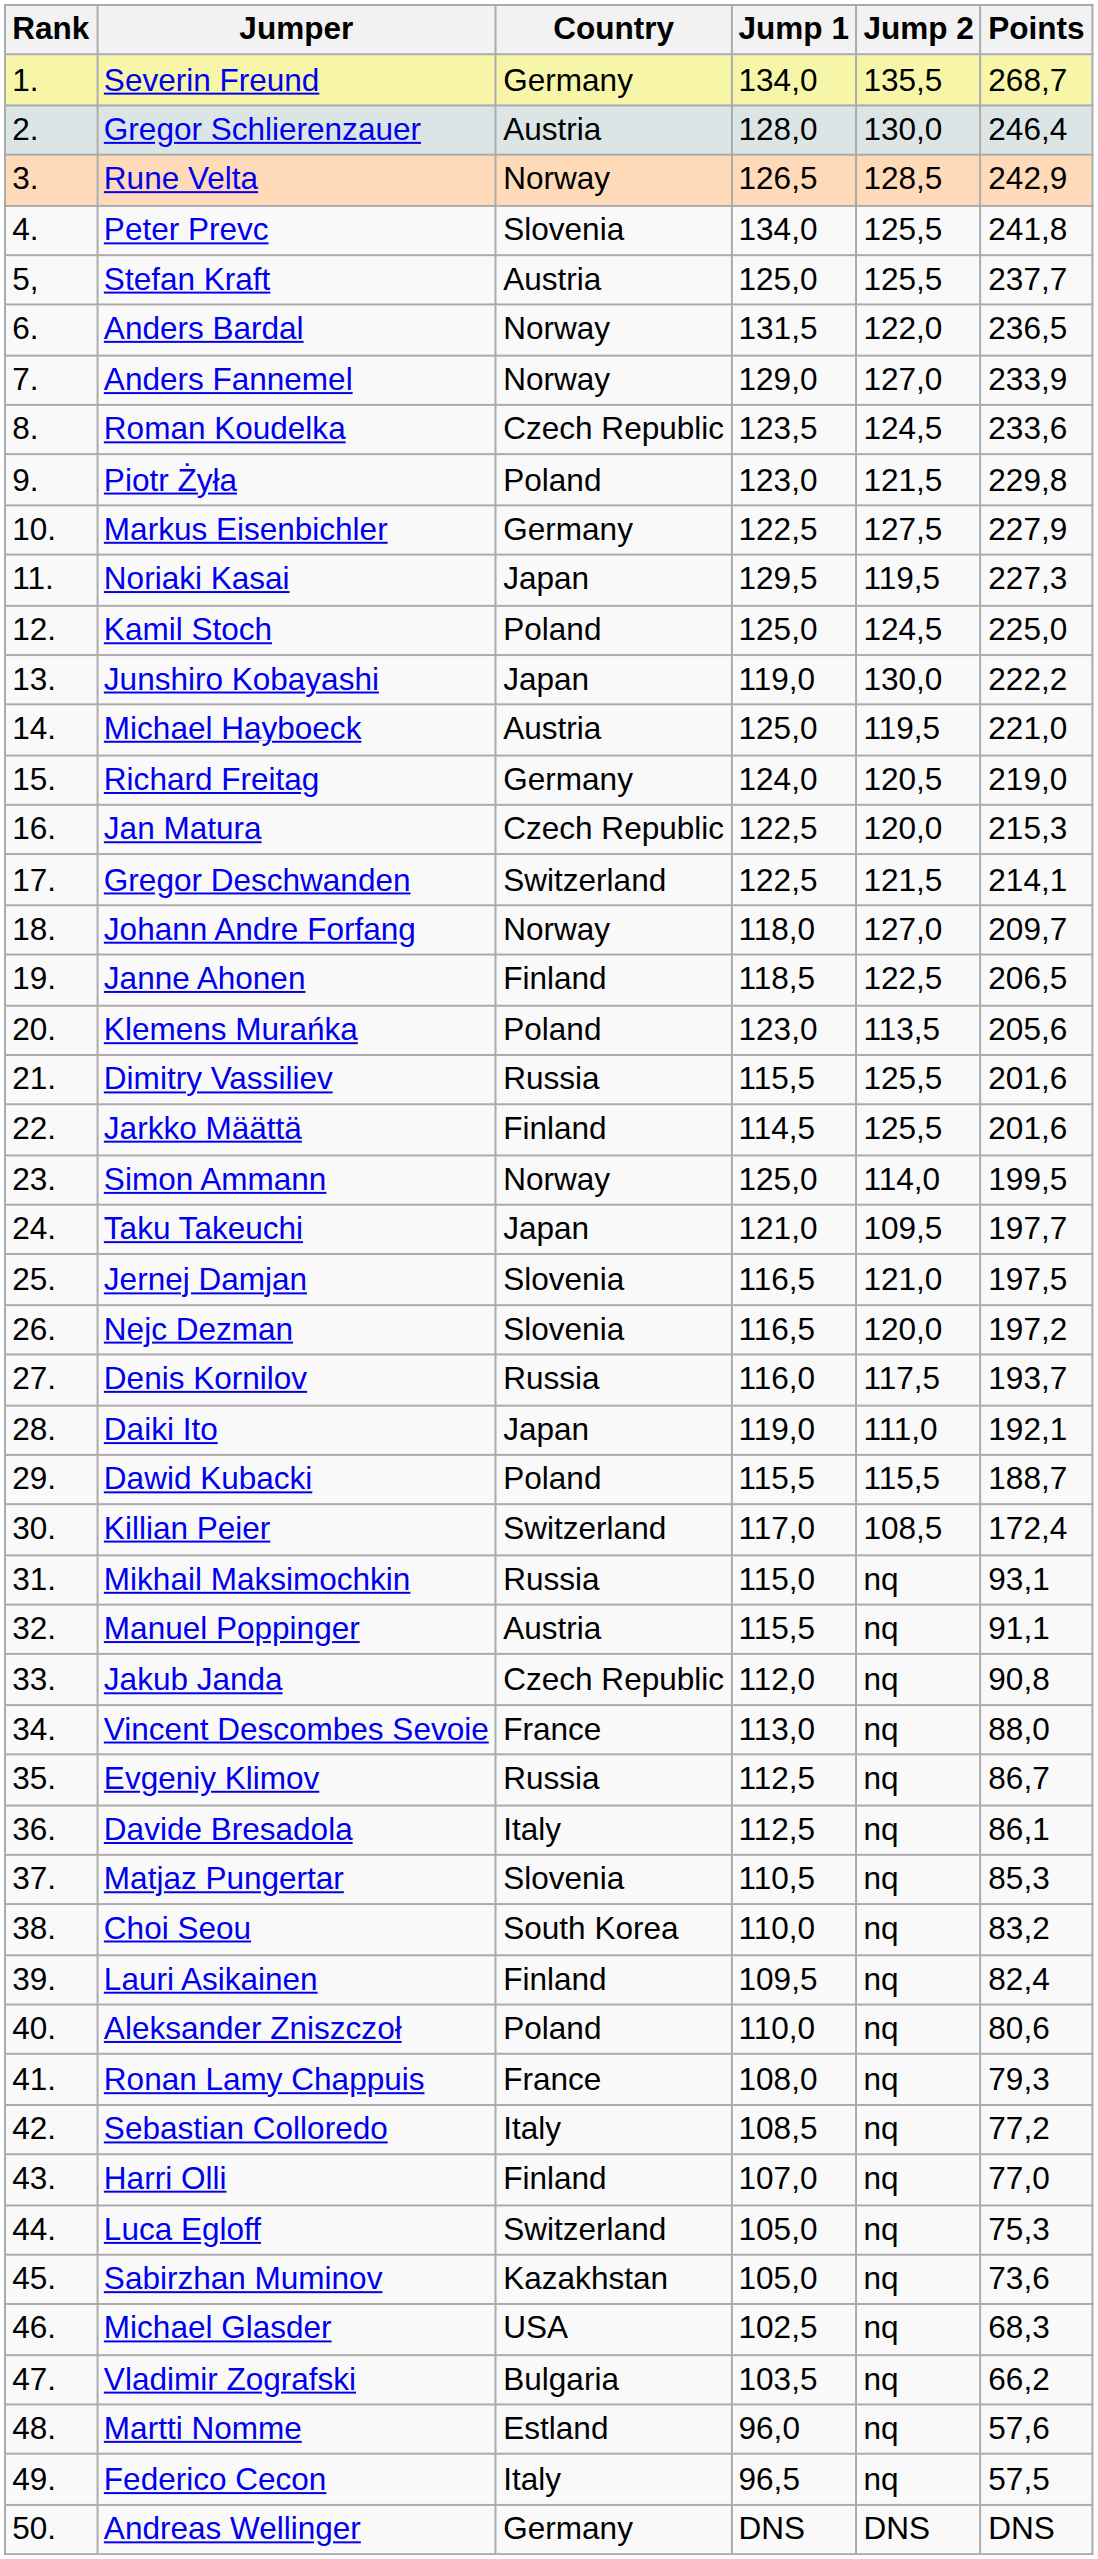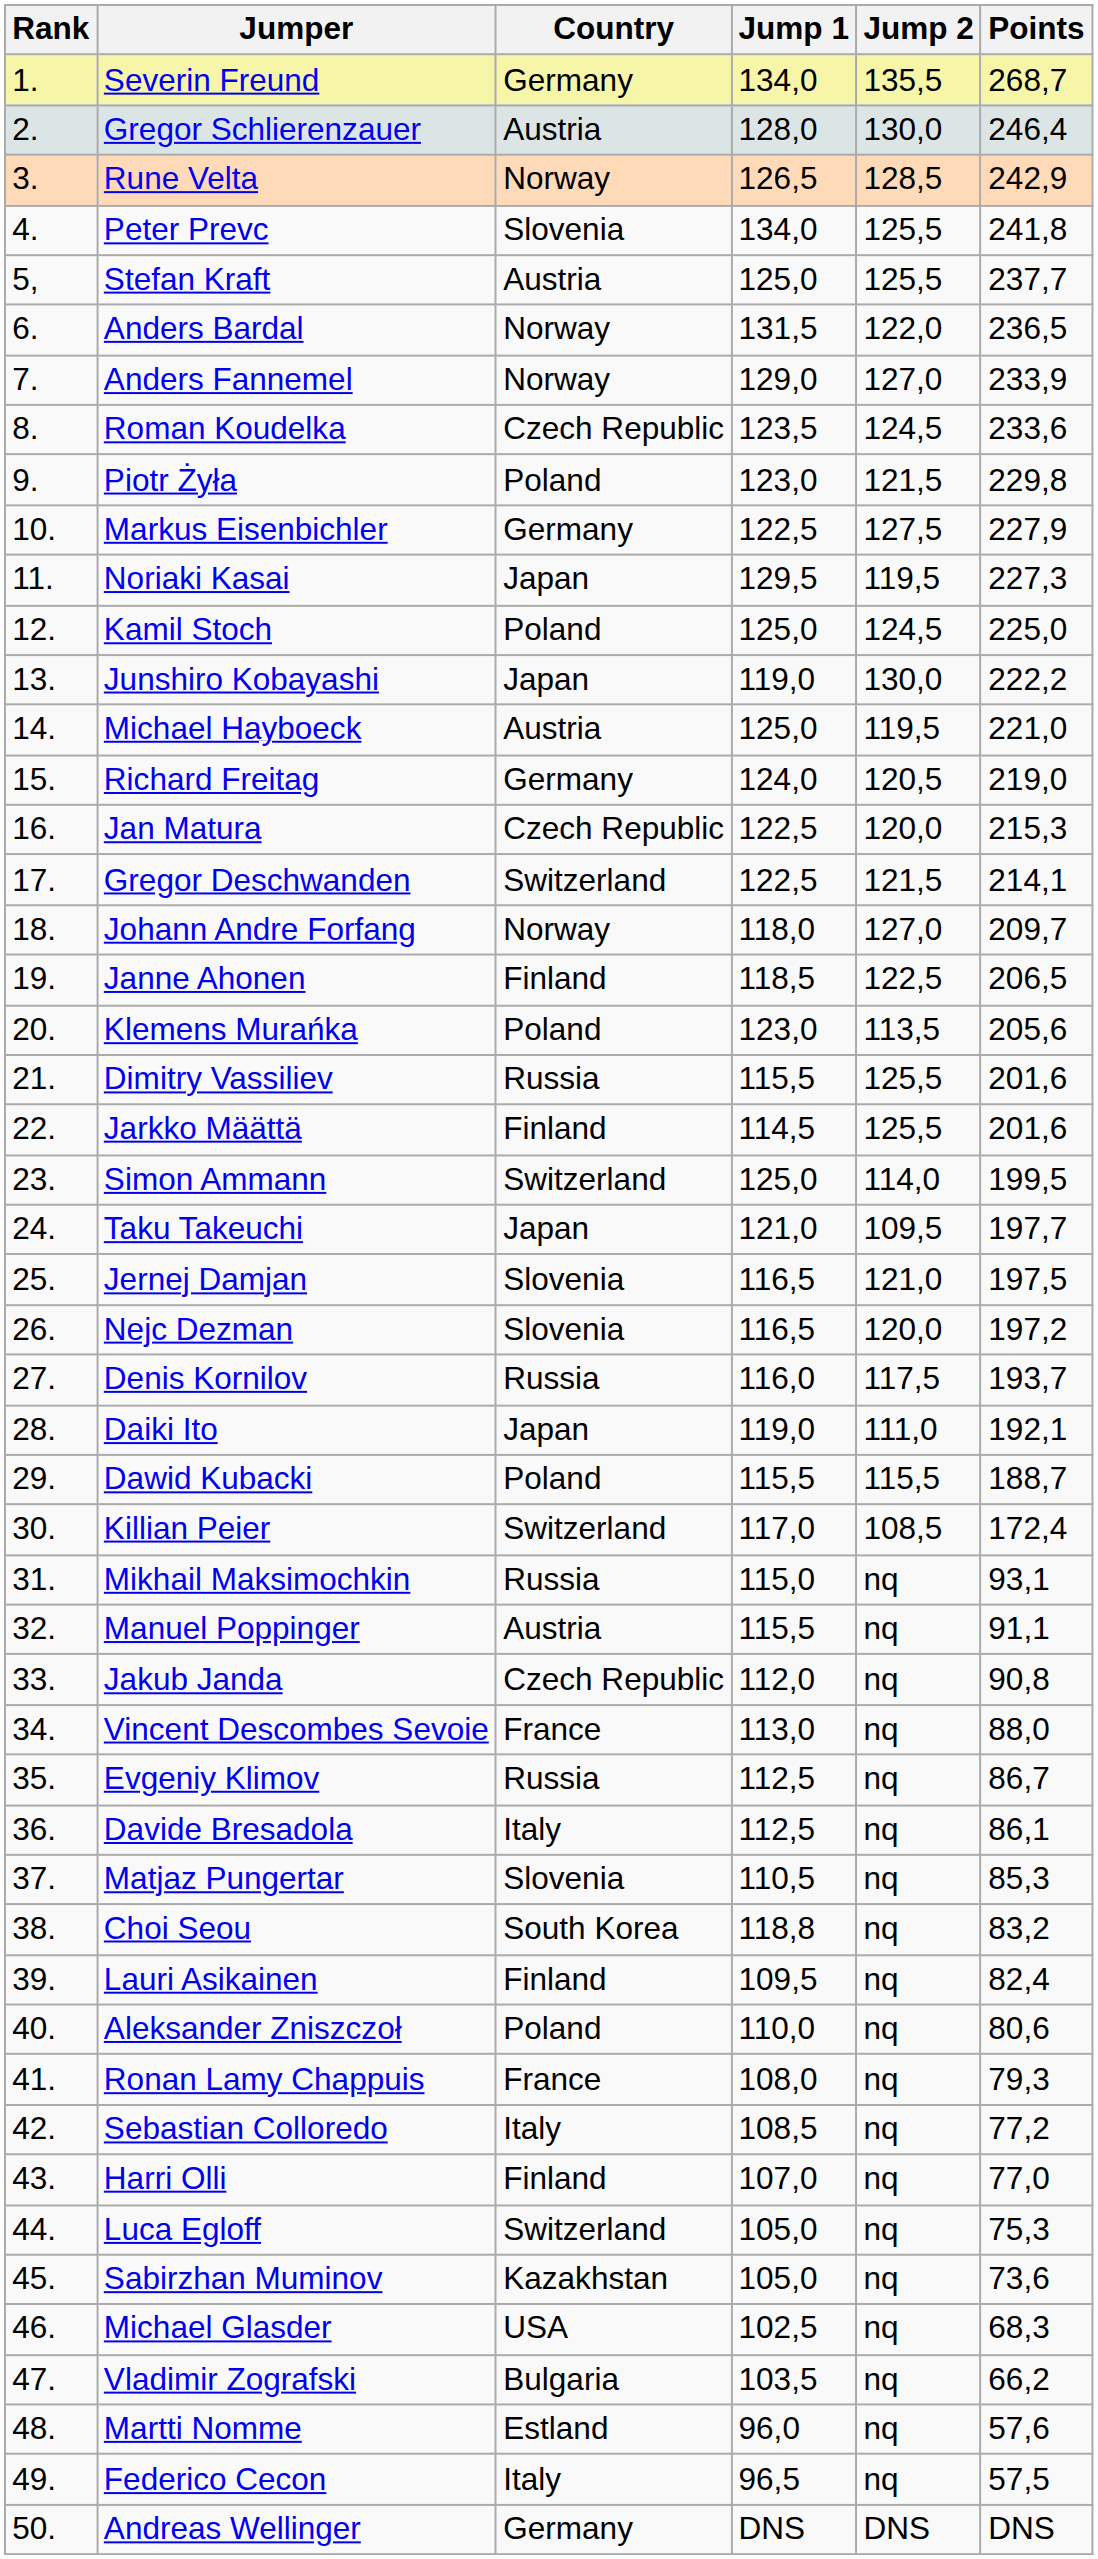(557, 1179) Norway -> (585, 1179) Switzerland
(777, 1929) 110,0 -> (777, 1929) 118,8
